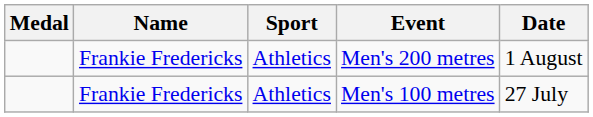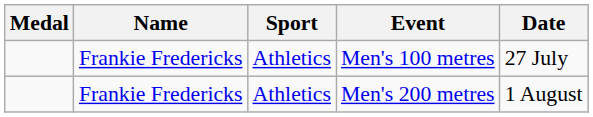rows swapped: (418, 94) <-> (418, 58)
